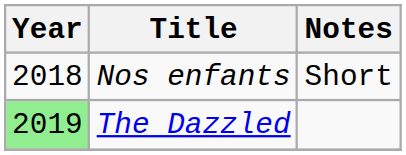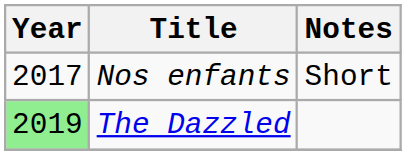(47, 77) 2018 -> (47, 77) 2017
